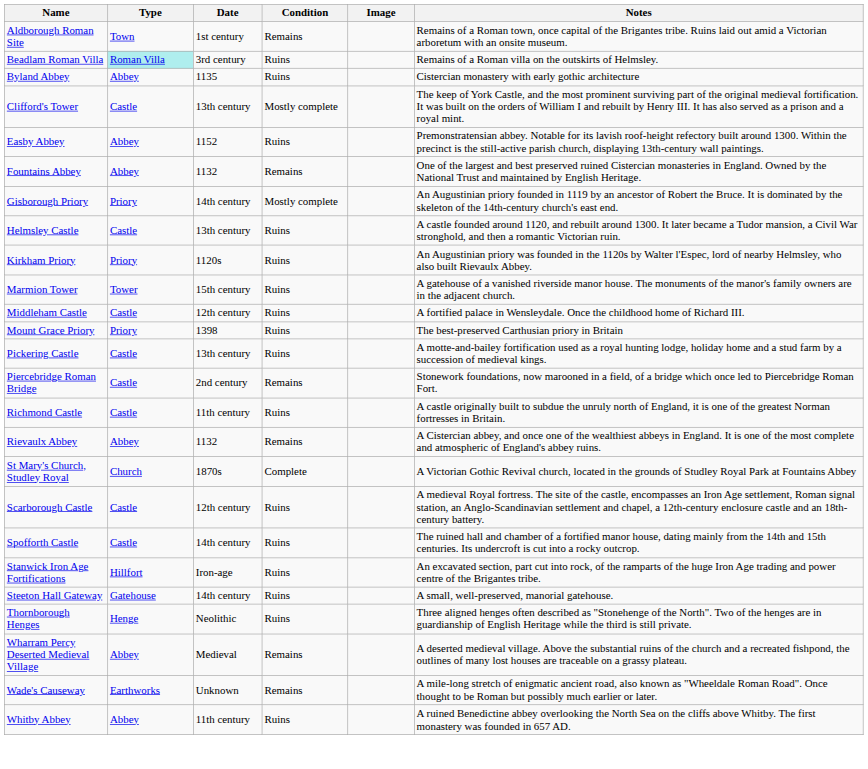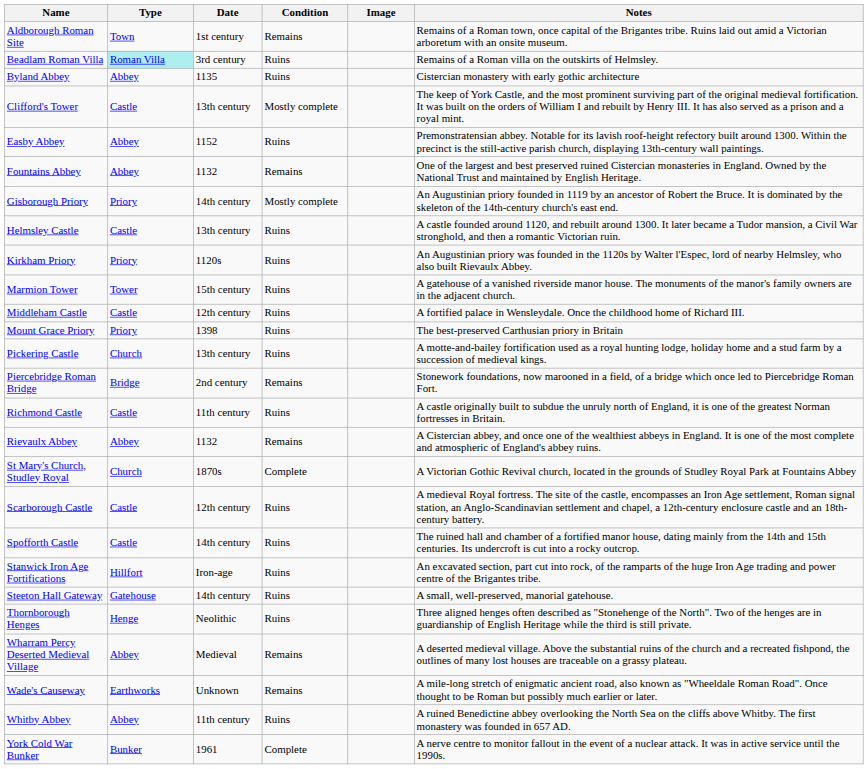(123, 353) Castle -> (126, 353) Church
(123, 383) Castle -> (125, 383) Bridge
+ row: (40, 749)
